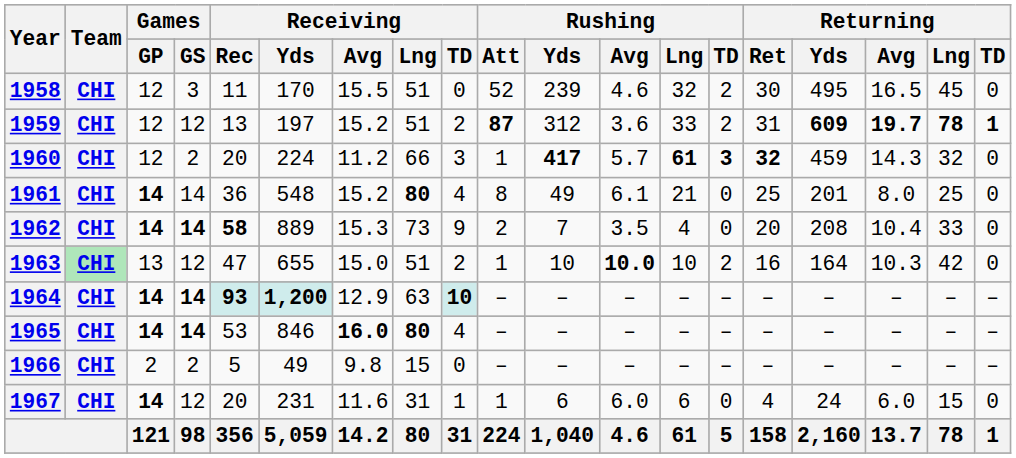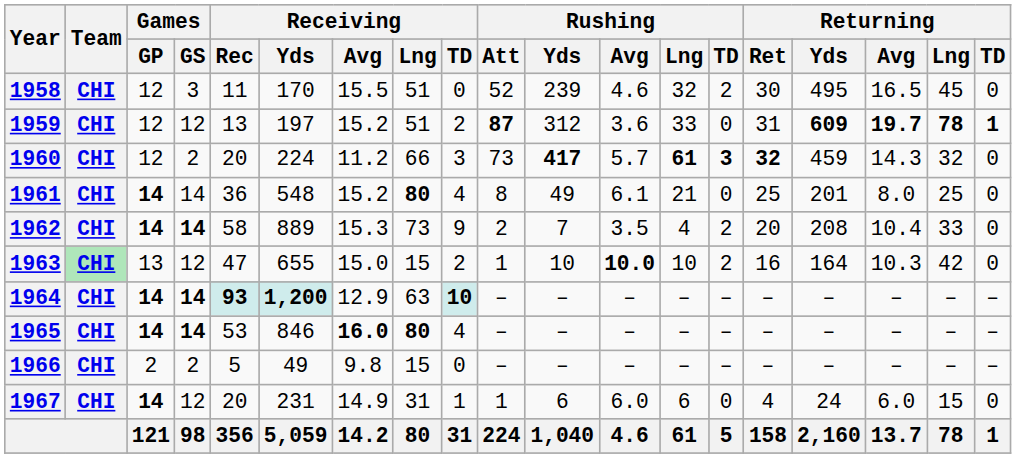(726, 126) 2 -> (726, 126) 0
(501, 160) 1 -> (501, 160) 73
(235, 229) bold -> (235, 229) normal
(726, 229) 0 -> (726, 229) 2
(418, 264) 51 -> (418, 264) 15
(363, 402) 11.6 -> (363, 402) 14.9
